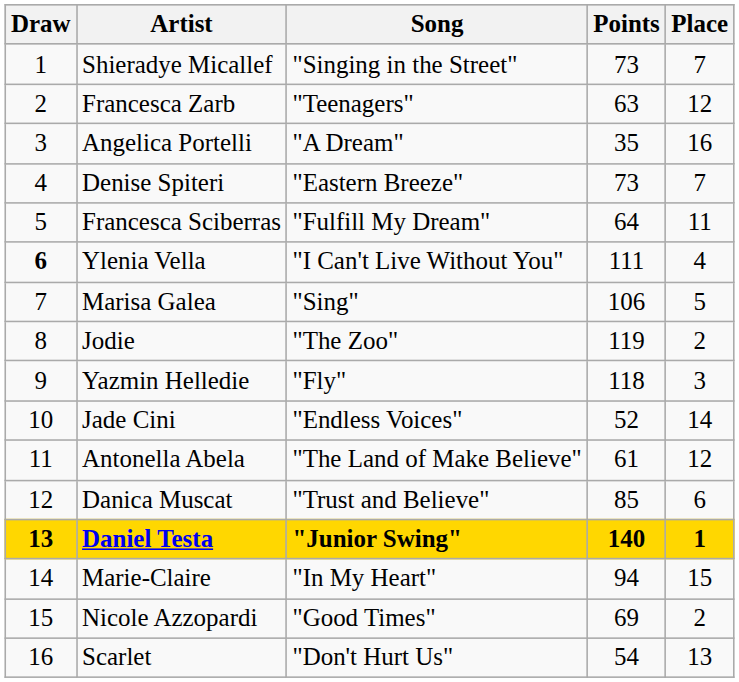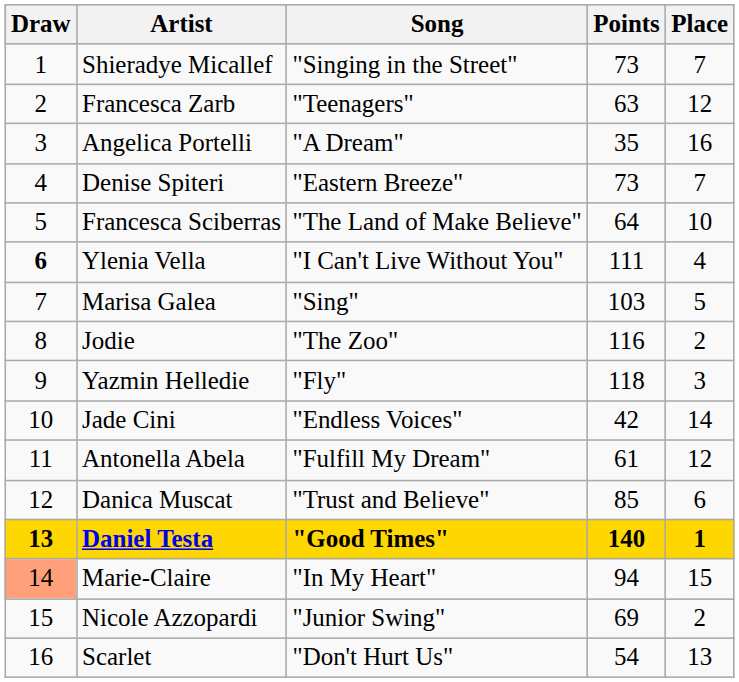(391, 222) "Fulfill My Dream" -> (437, 222) "The Land of Make Believe"
(700, 222) 11 -> (700, 222) 10
(627, 301) 106 -> (627, 301) 103
(627, 340) 119 -> (627, 340) 116
(627, 420) 52 -> (627, 420) 42
(437, 459) "The Land of Make Believe" -> (391, 459) "Fulfill My Dream"
(377, 538) "Junior Swing" -> (371, 538) "Good Times"
(41, 578) no background -> (41, 578) lightsalmon background
(364, 618) "Good Times" -> (369, 618) "Junior Swing"
